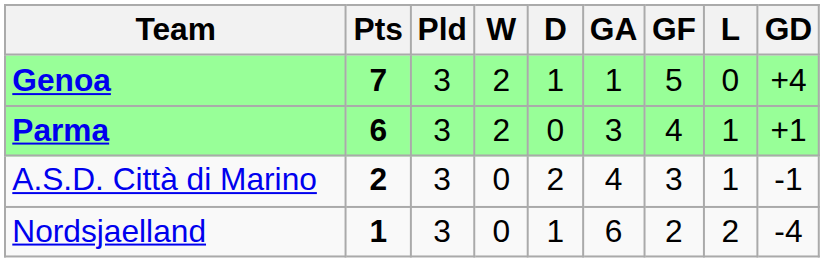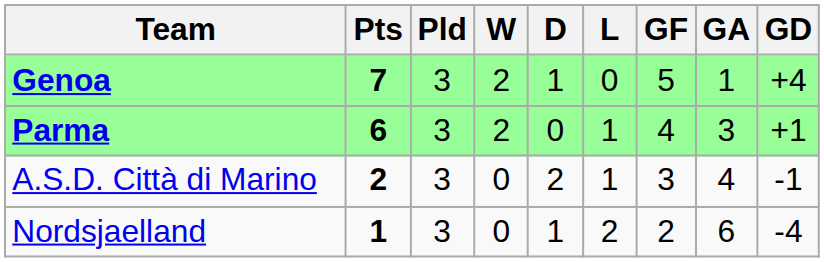columns swapped: (730, 29) <-> (614, 29)
